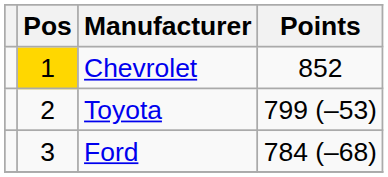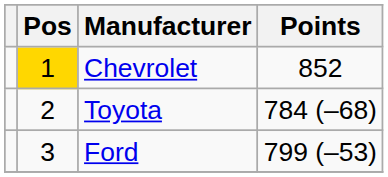(320, 110) 799 (–53) -> (320, 110) 784 (–68)
(320, 152) 784 (–68) -> (320, 152) 799 (–53)
